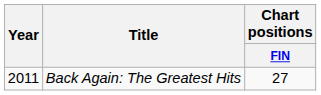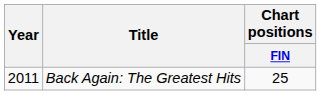(280, 78) 27 -> (280, 78) 25
